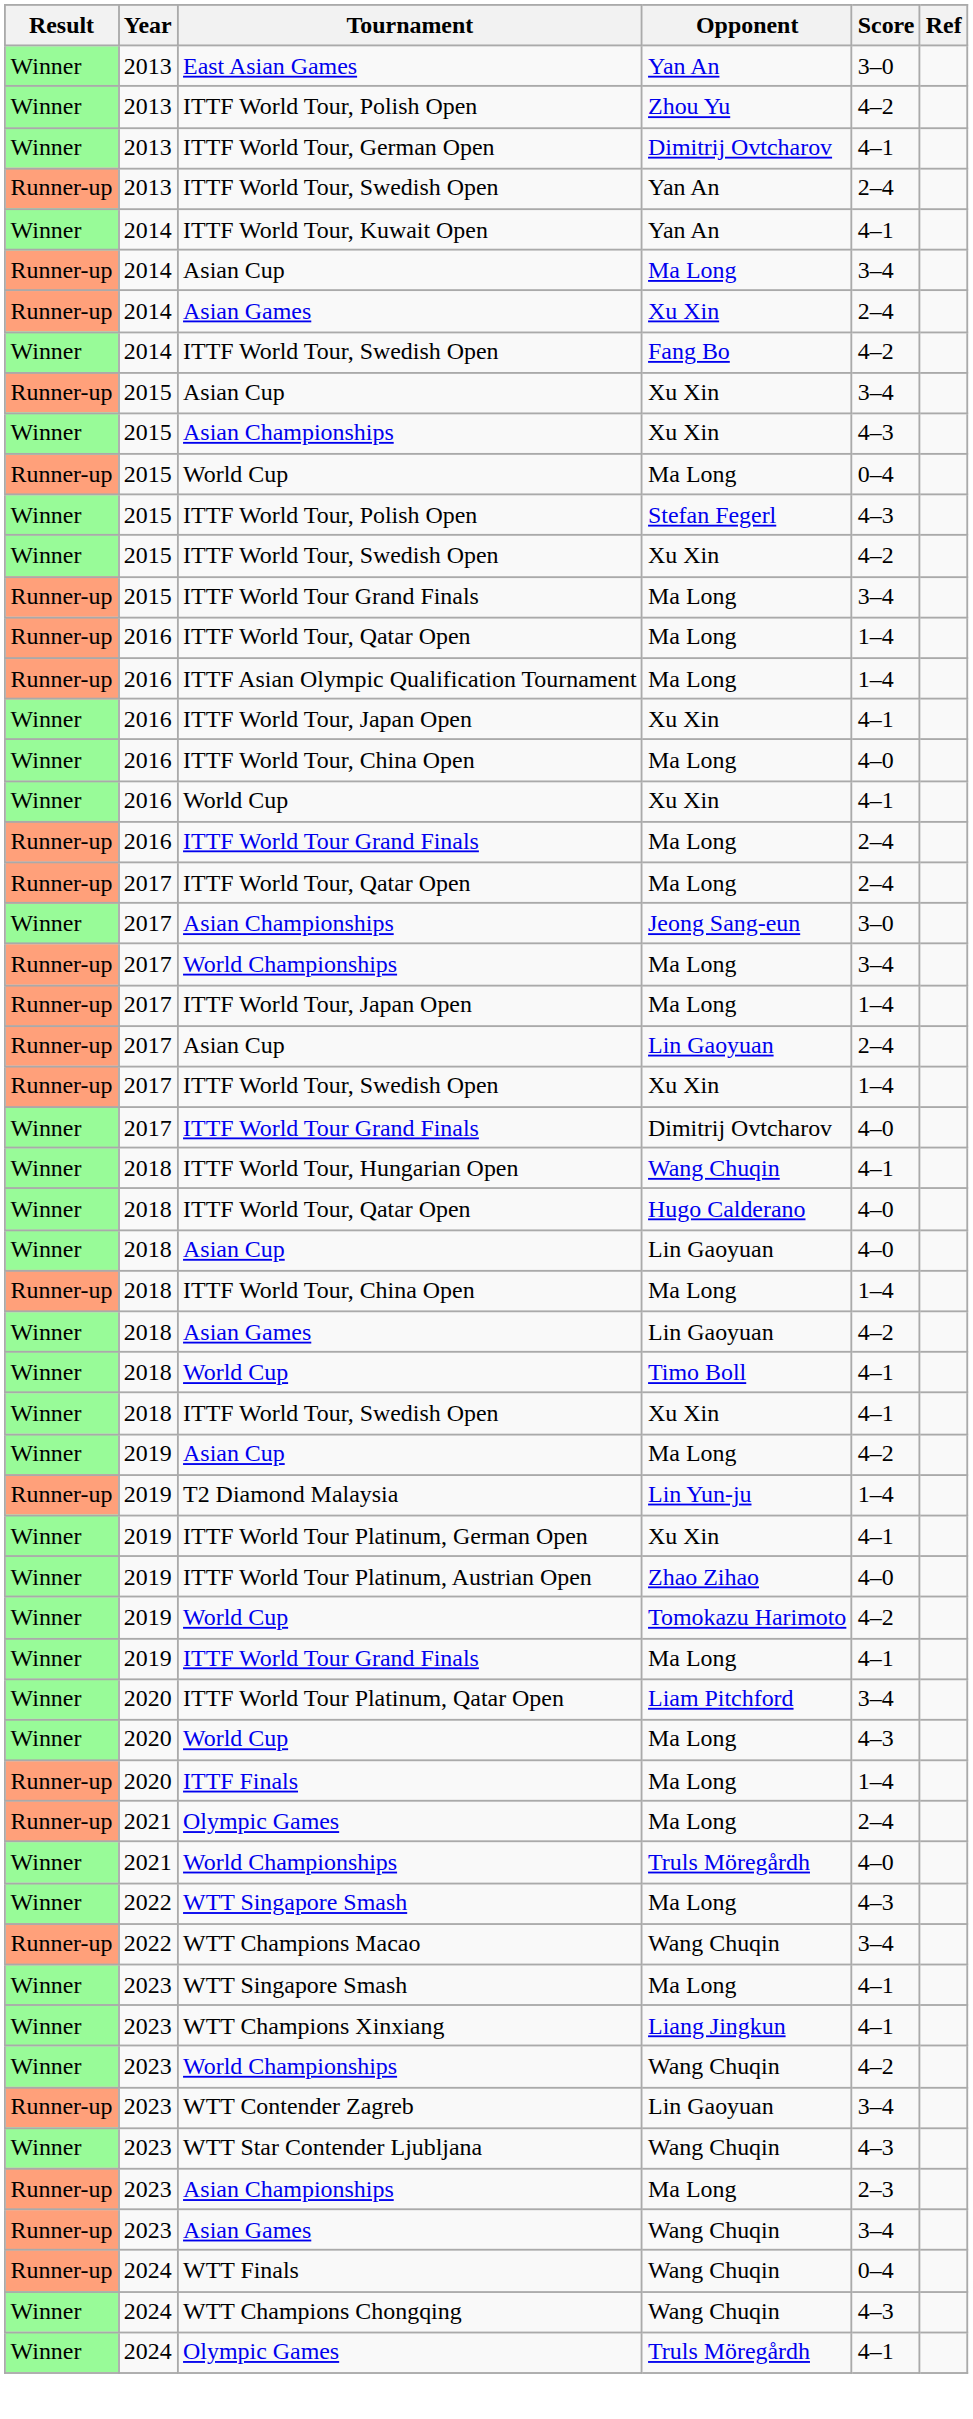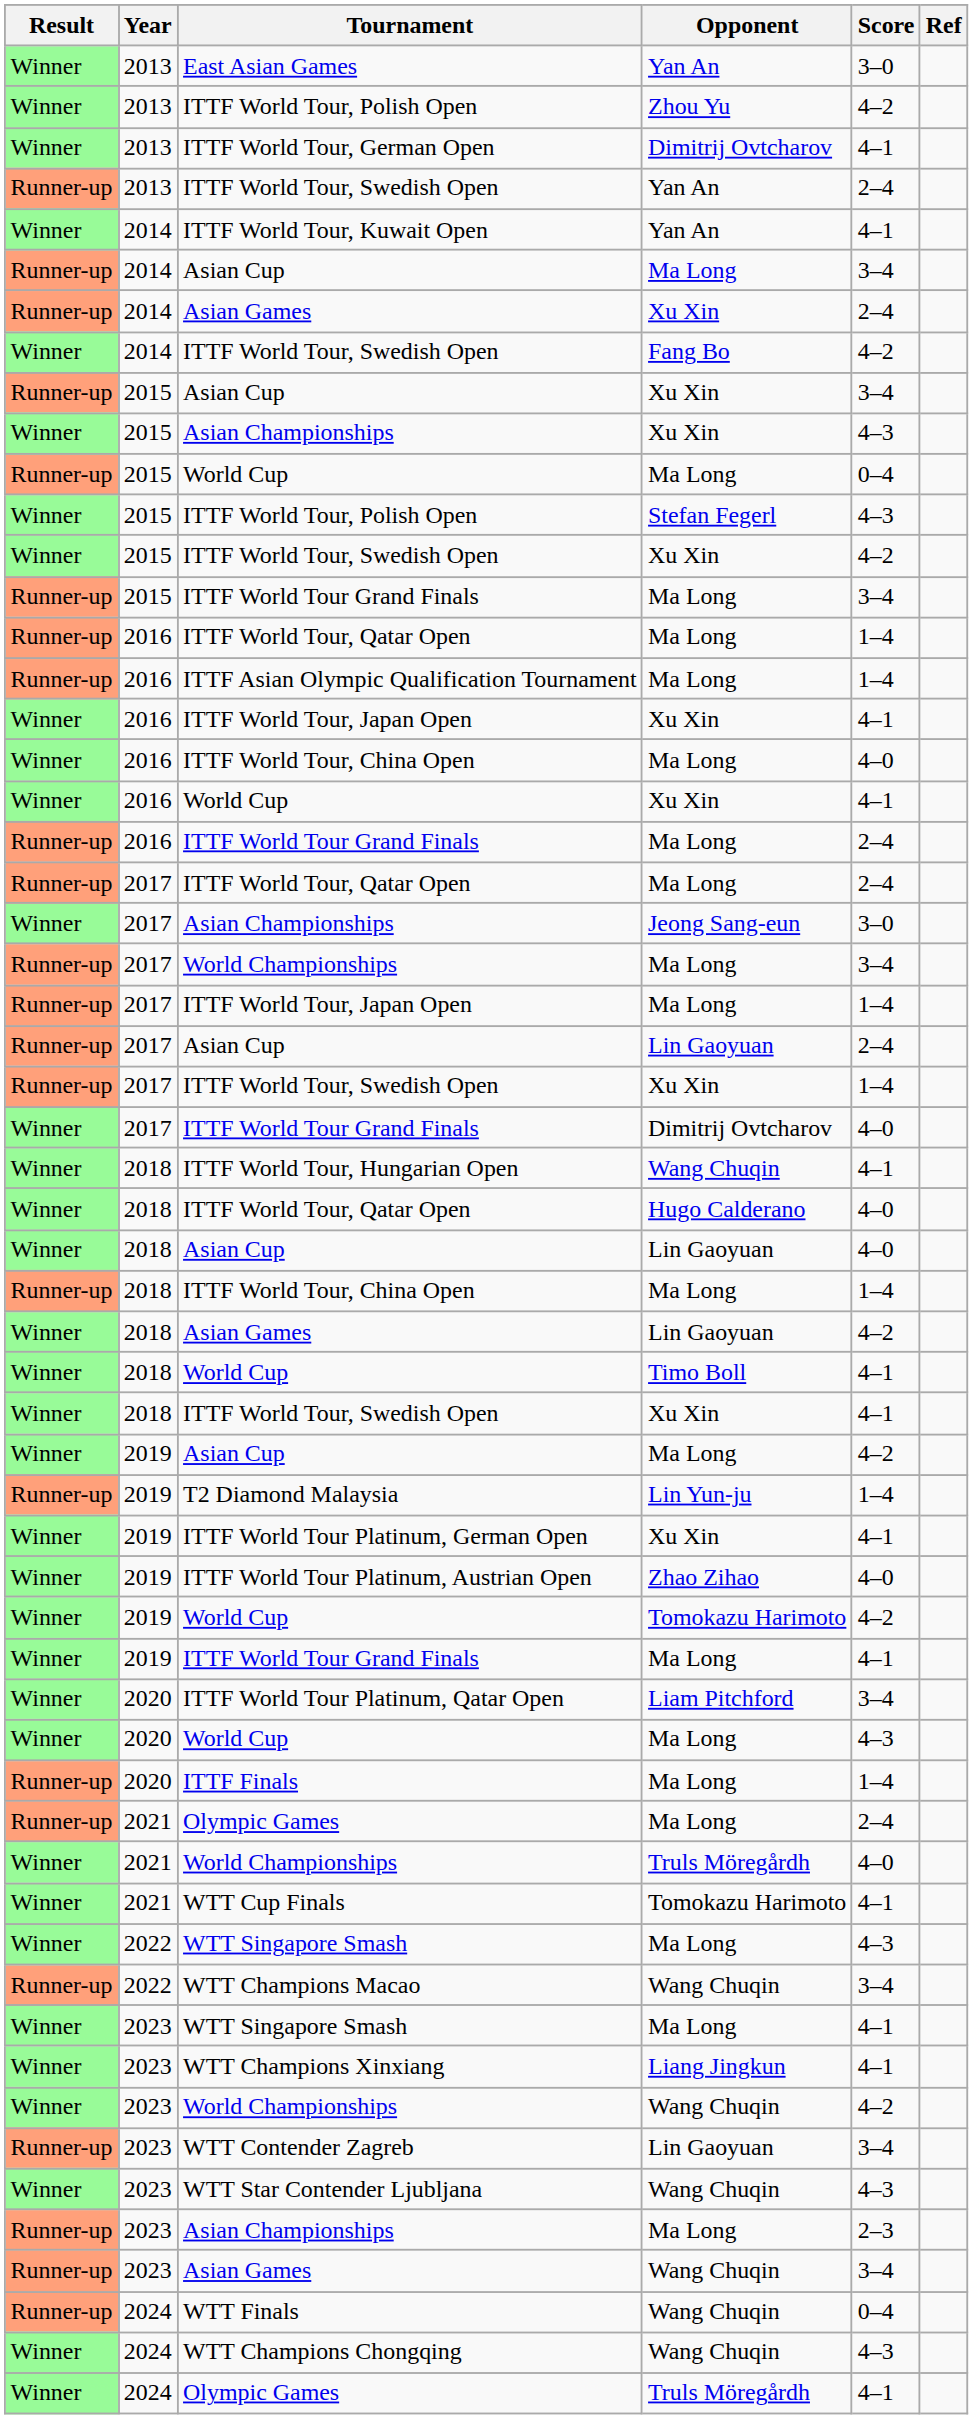+ row: (148, 1902)
